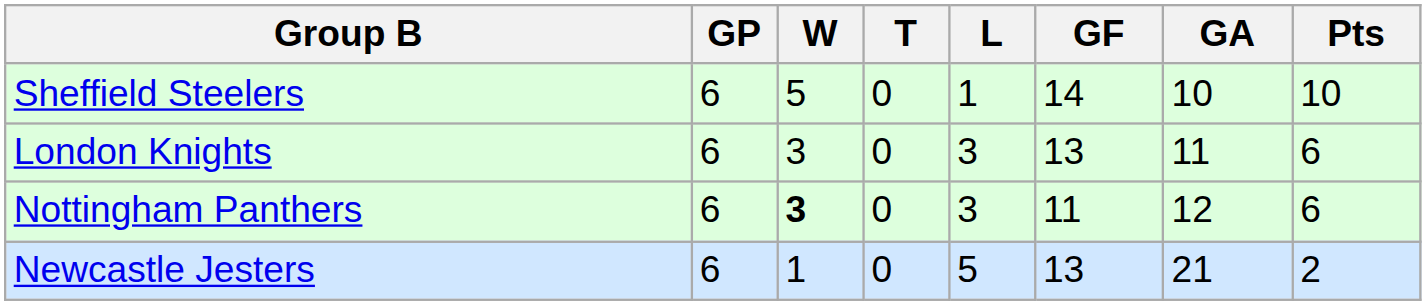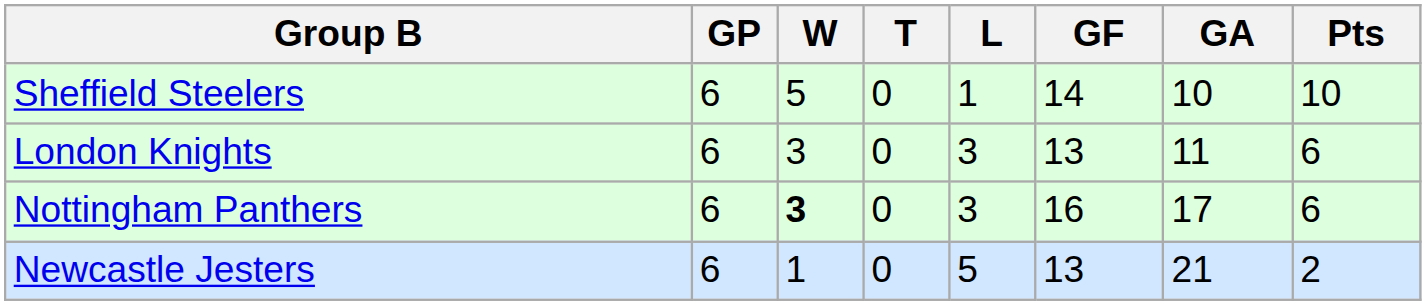(1062, 210) 11 -> (1064, 210) 16
(1192, 210) 12 -> (1192, 210) 17
